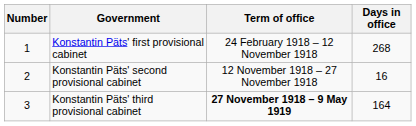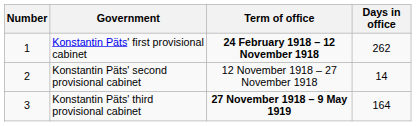(279, 48) normal -> (279, 48) bold
(382, 48) 268 -> (382, 48) 262
(382, 77) 16 -> (382, 77) 14
